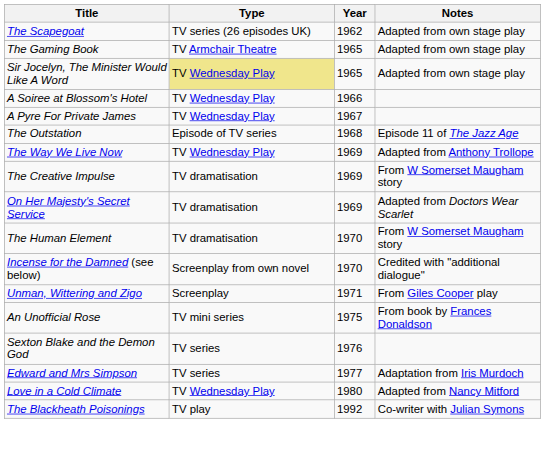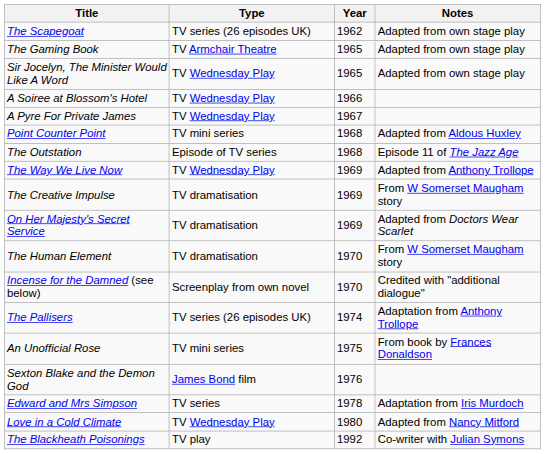(223, 73) khaki background -> (223, 73) no background
+ row: (56, 134)
- row: (74, 293)
+ row: (40, 318)
(196, 348) TV series -> (214, 379) James Bond film
(350, 373) 1977 -> (350, 404) 1978
